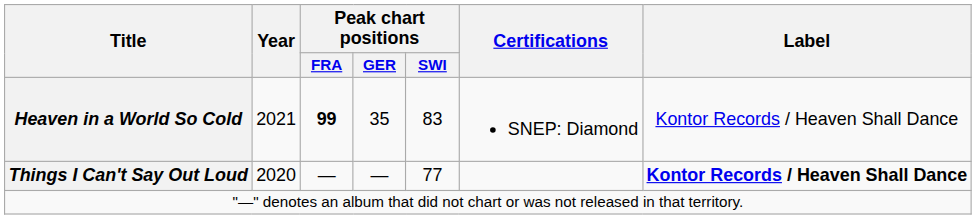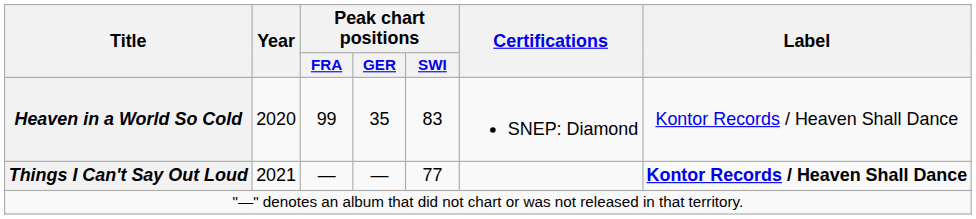(276, 119) 2021 -> (276, 119) 2020
(327, 119) bold -> (327, 119) normal
(276, 175) 2020 -> (276, 175) 2021
